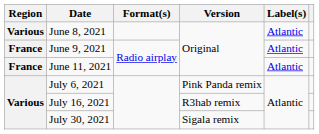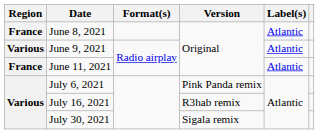(25, 31) Various -> (25, 31) France
(25, 48) France -> (25, 48) Various
